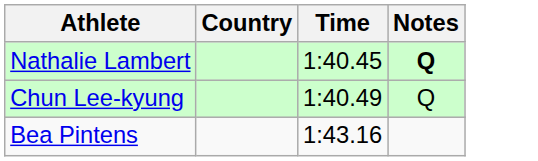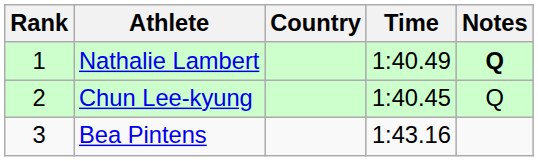+ column: (39, 23)
(343, 60) 1:40.45 -> (411, 60) 1:40.49
(343, 98) 1:40.49 -> (411, 98) 1:40.45
